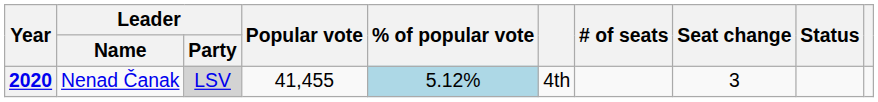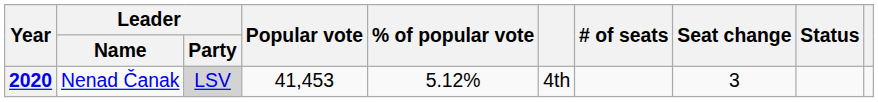(304, 81) 41,455 -> (304, 81) 41,453
(453, 81) lightblue background -> (453, 81) no background
